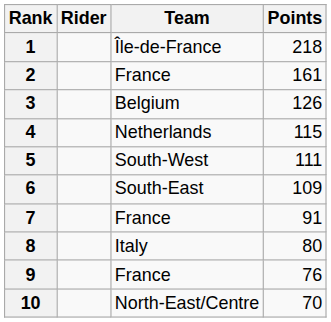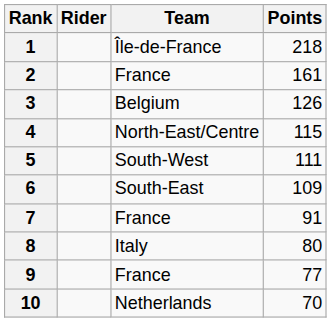(163, 132) Netherlands -> (187, 132) North-East/Centre
(312, 274) 76 -> (312, 274) 77
(187, 302) North-East/Centre -> (163, 302) Netherlands
